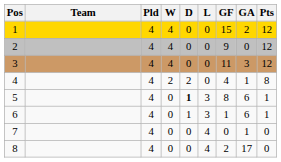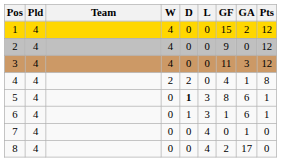columns swapped: (83, 13) <-> (151, 13)
